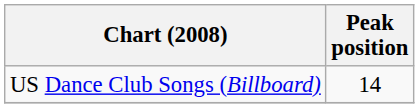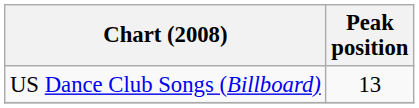(370, 84) 14 -> (370, 84) 13
